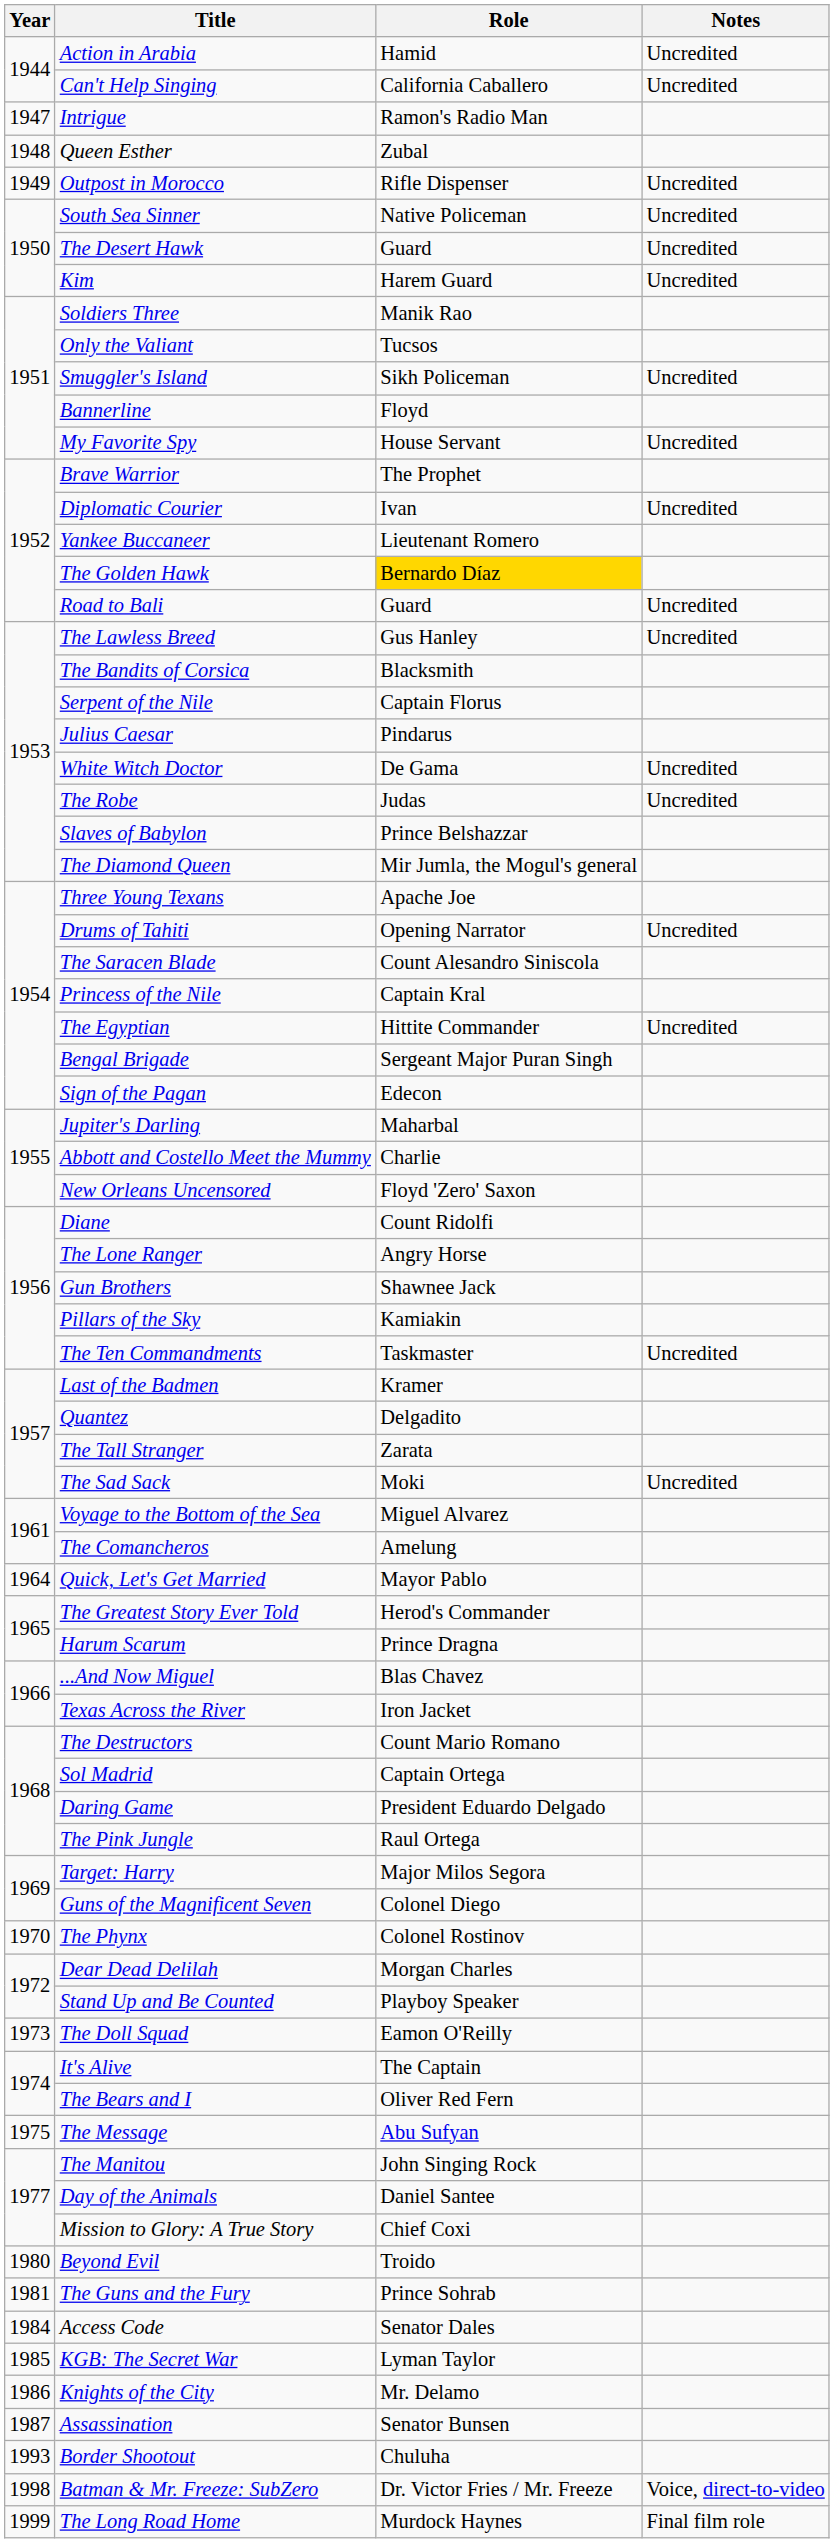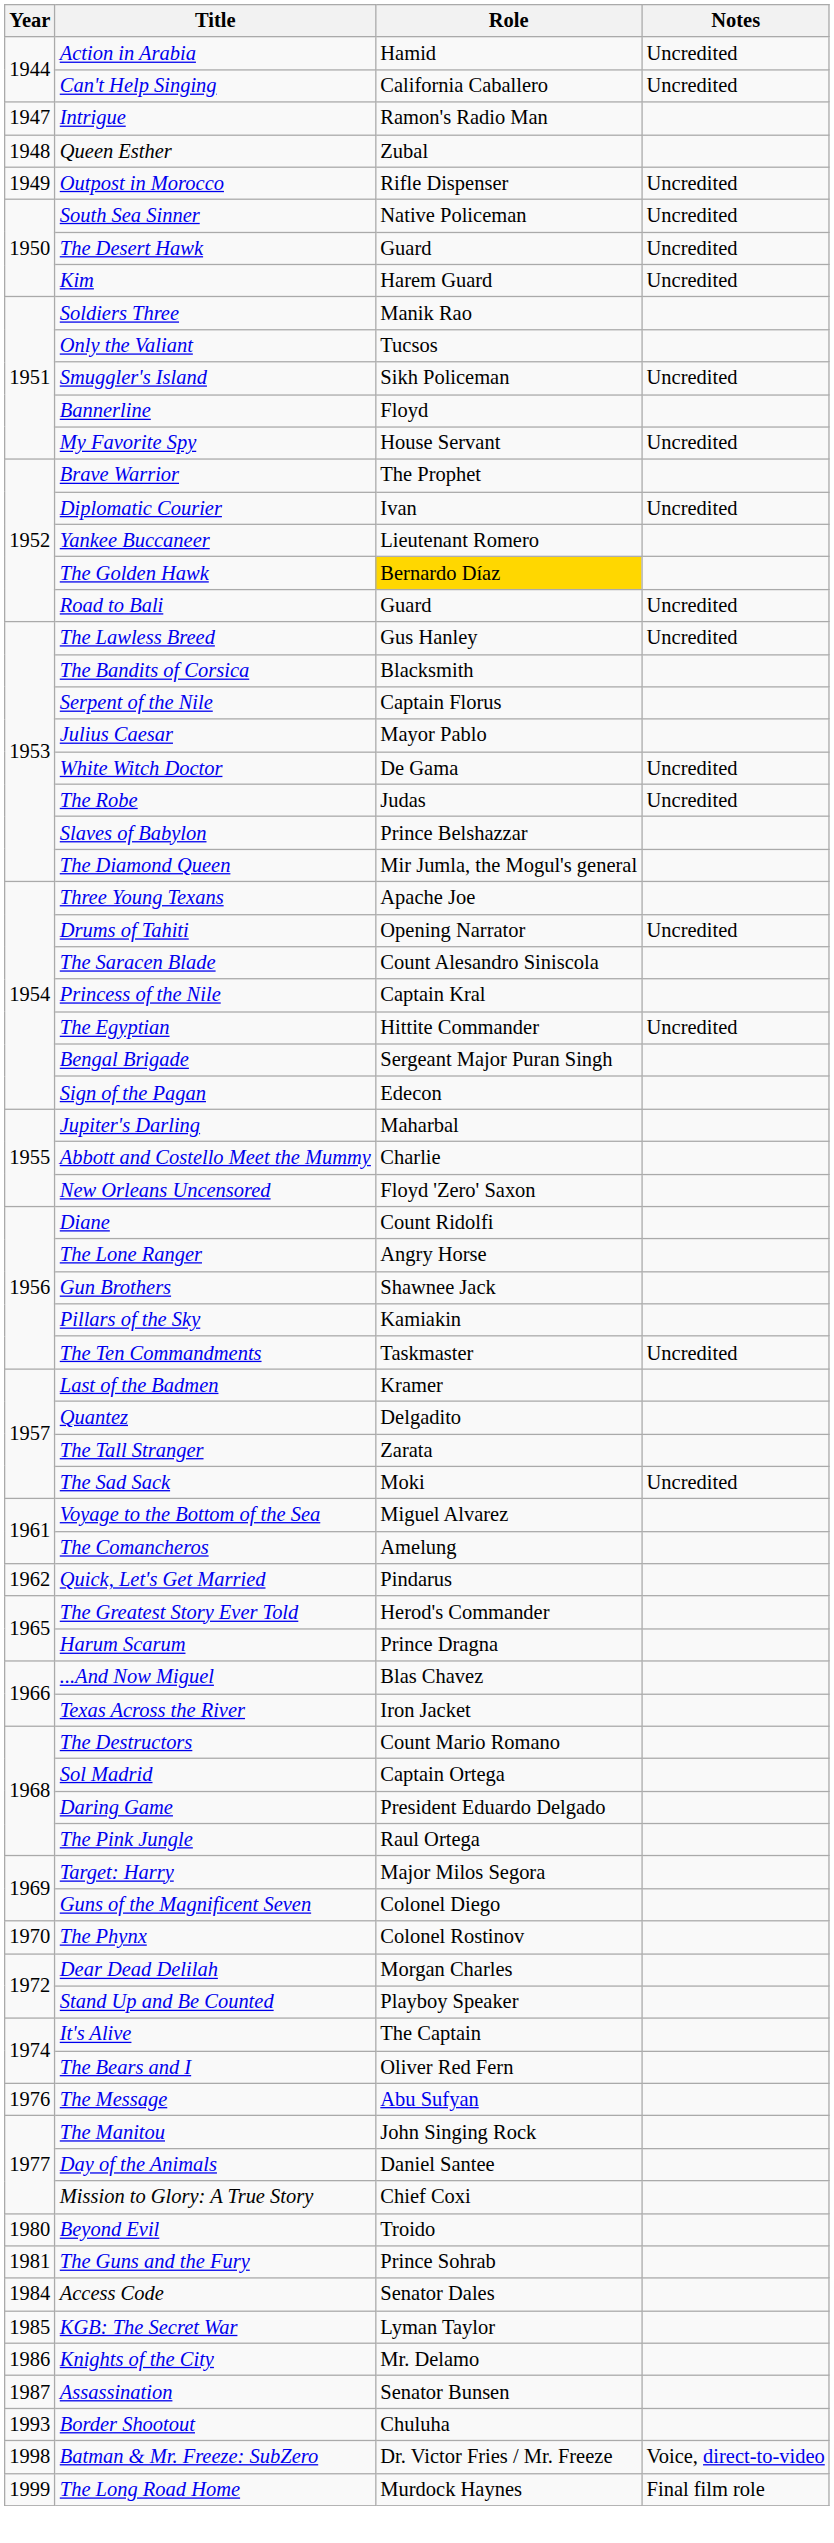(416, 735) Pindarus -> (434, 735) Mayor Pablo
(30, 1579) 1964 -> (30, 1579) 1962
(434, 1579) Mayor Pablo -> (416, 1579) Pindarus
- row: (124, 2034)
(30, 2131) 1975 -> (30, 2099) 1976
